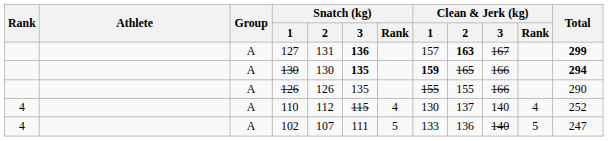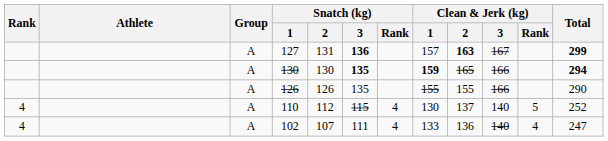(535, 107) 4 -> (535, 107) 5
(395, 126) 5 -> (395, 126) 4
(535, 126) 5 -> (535, 126) 4
